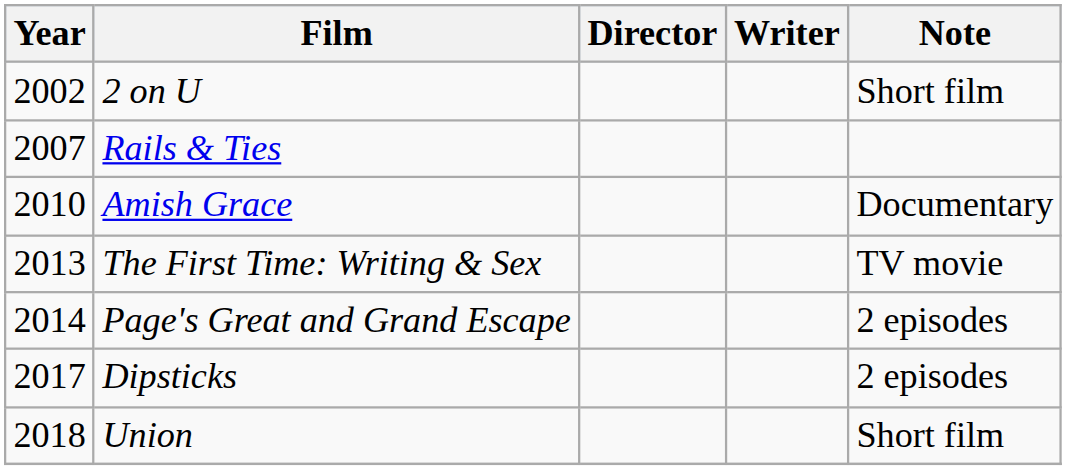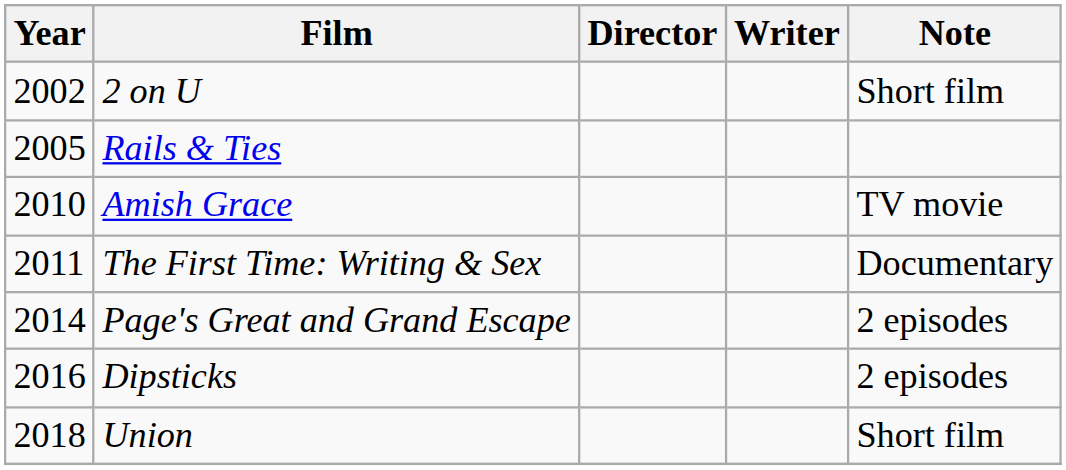(50, 147) 2007 -> (50, 147) 2005
(955, 205) Documentary -> (930, 205) TV movie
(50, 262) 2013 -> (49, 262) 2011
(930, 262) TV movie -> (955, 262) Documentary
(50, 377) 2017 -> (50, 377) 2016
